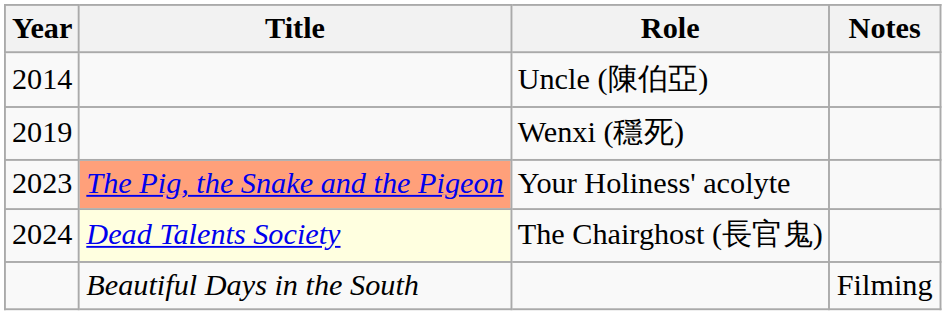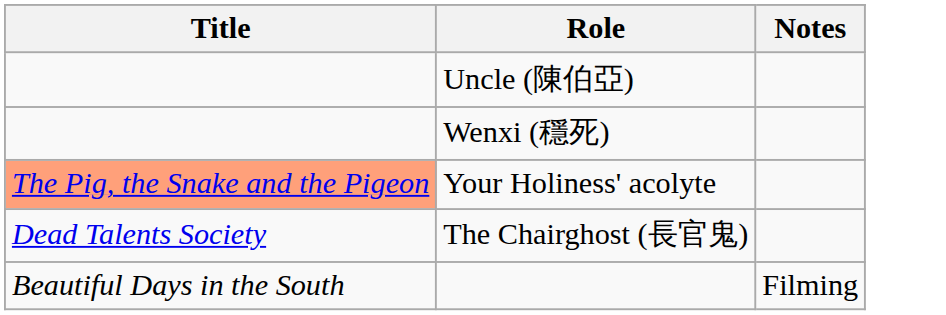- column: (42, 28)
(213, 234) lightyellow background -> (139, 234) no background
